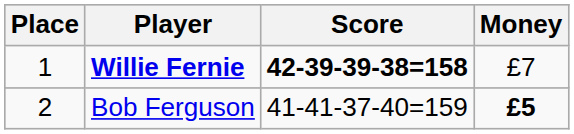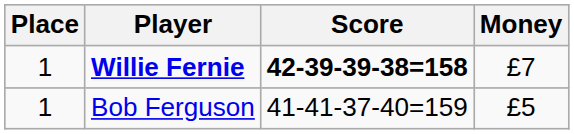(45, 107) 2 -> (45, 107) 1
(521, 107) bold -> (521, 107) normal
